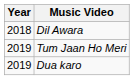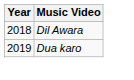- row: (82, 48)
